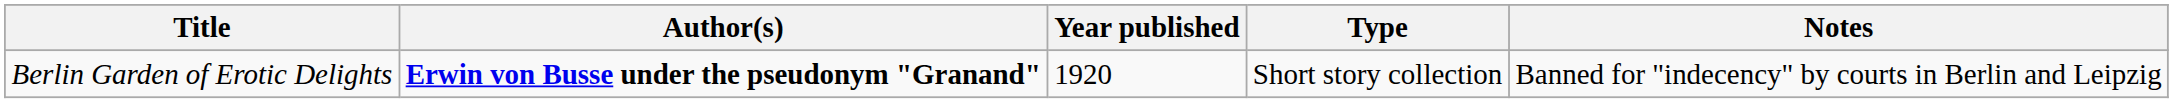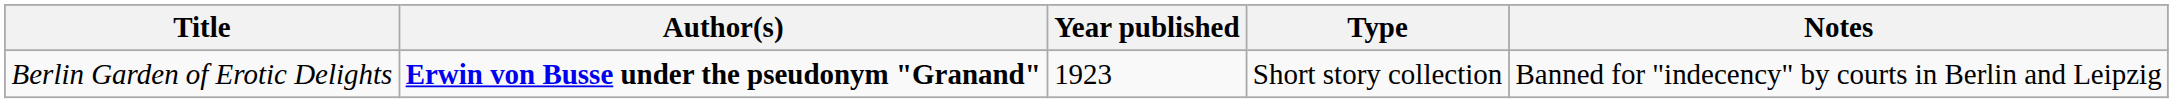(1083, 73) 1920 -> (1083, 73) 1923
